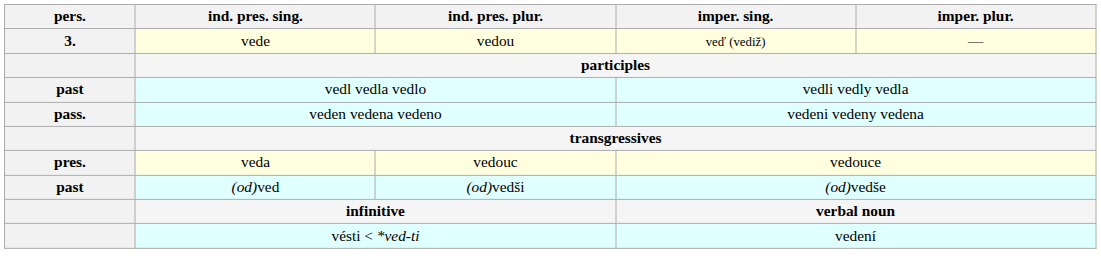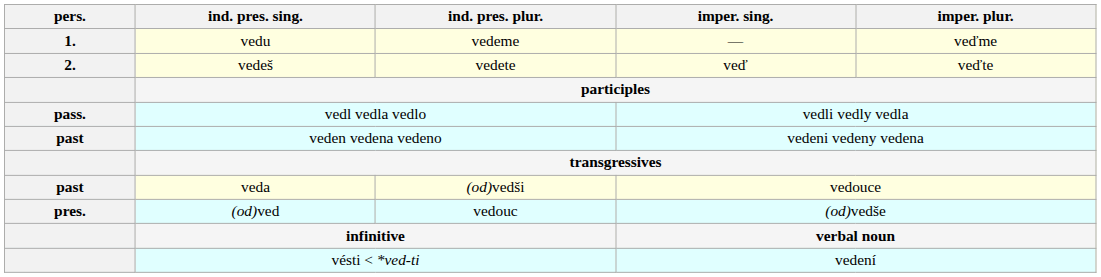+ row: (255, 41)
+ row: (255, 65)
- row: (255, 41)
(70, 89) past -> (70, 114) pass.
(70, 114) pass. -> (70, 138) past
(70, 162) pres. -> (70, 187) past
(495, 162) vedouc -> (495, 187) (od)vedši
(70, 187) past -> (70, 211) pres.
(495, 187) (od)vedši -> (495, 211) vedouc
